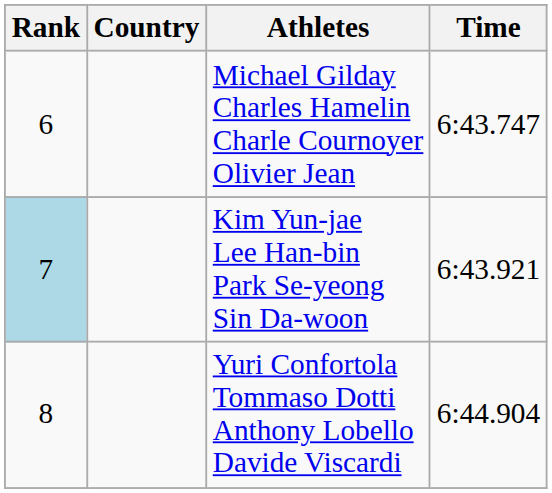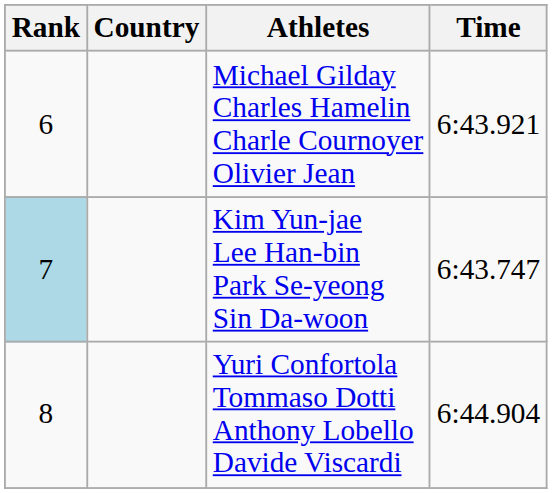(489, 123) 6:43.747 -> (489, 123) 6:43.921
(489, 268) 6:43.921 -> (489, 268) 6:43.747
